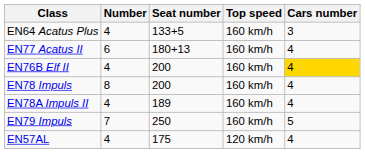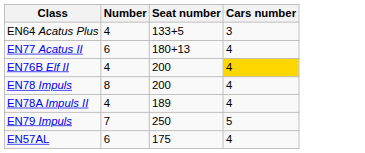- column: (254, 13)
(107, 139) 4 -> (107, 139) 6
